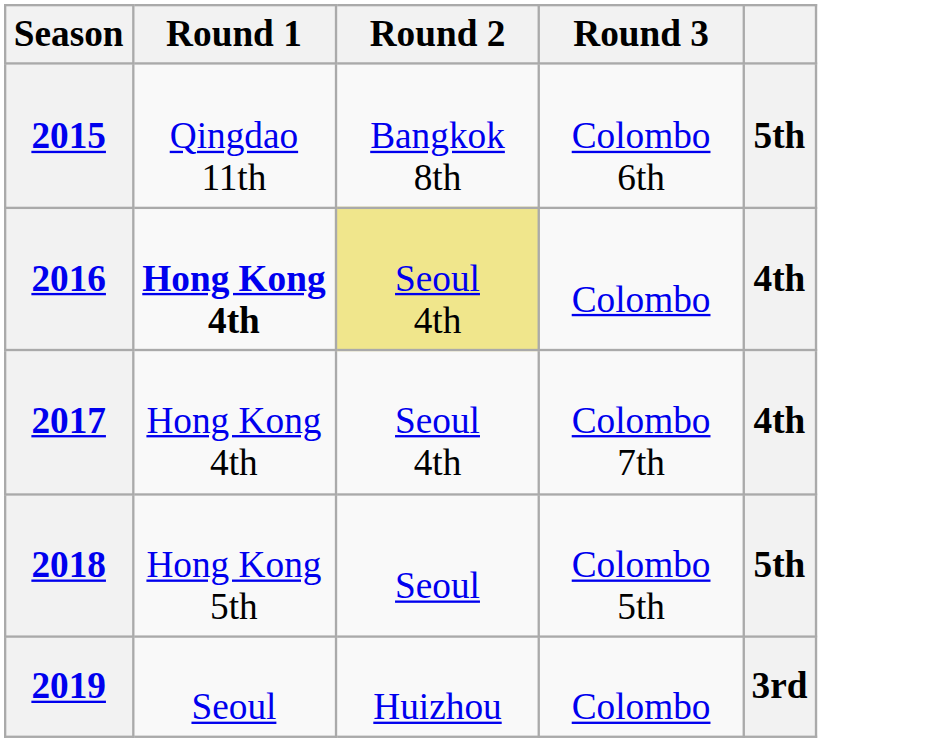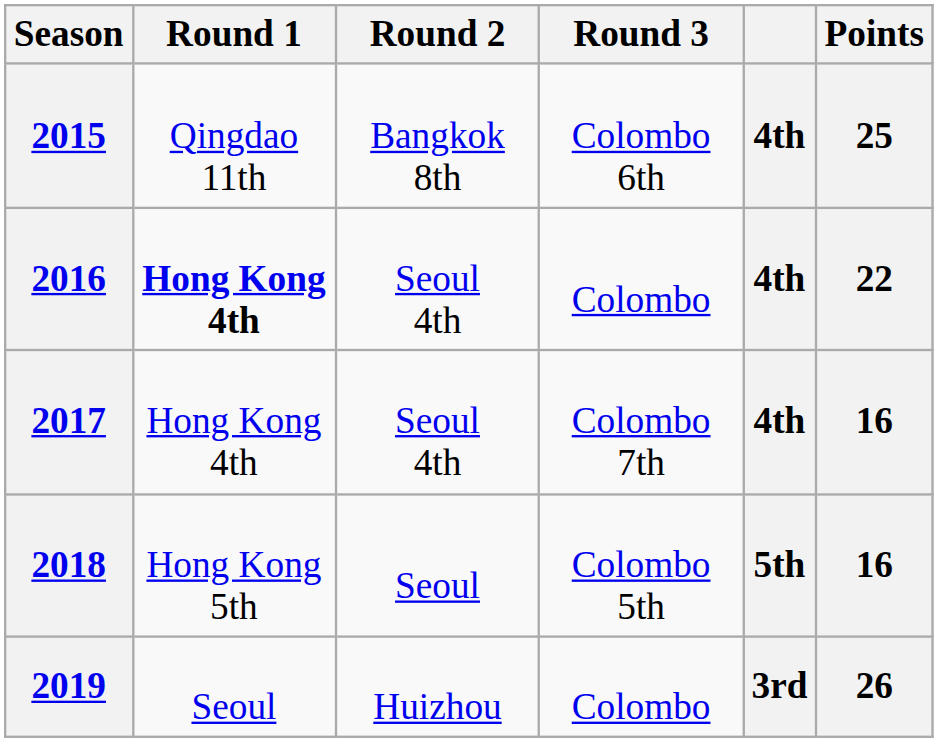+ column: (874, 34)
(779, 135) 5th -> (779, 135) 4th
(438, 299) khaki background -> (438, 299) no background
